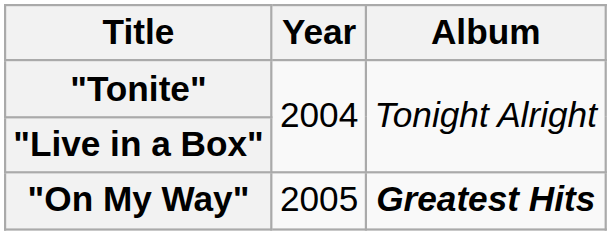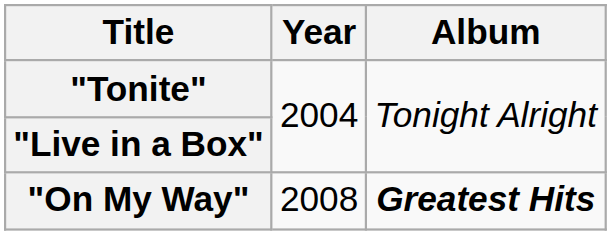(319, 199) 2005 -> (319, 199) 2008
